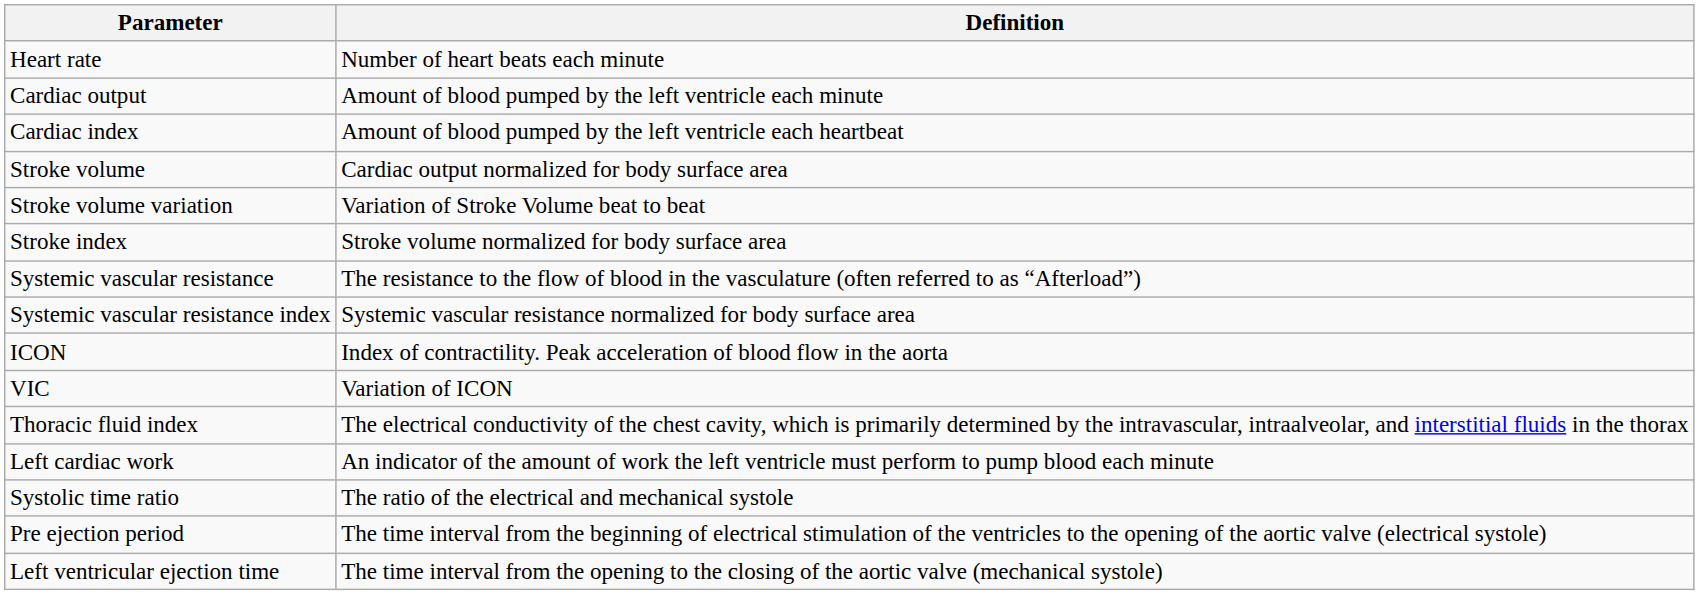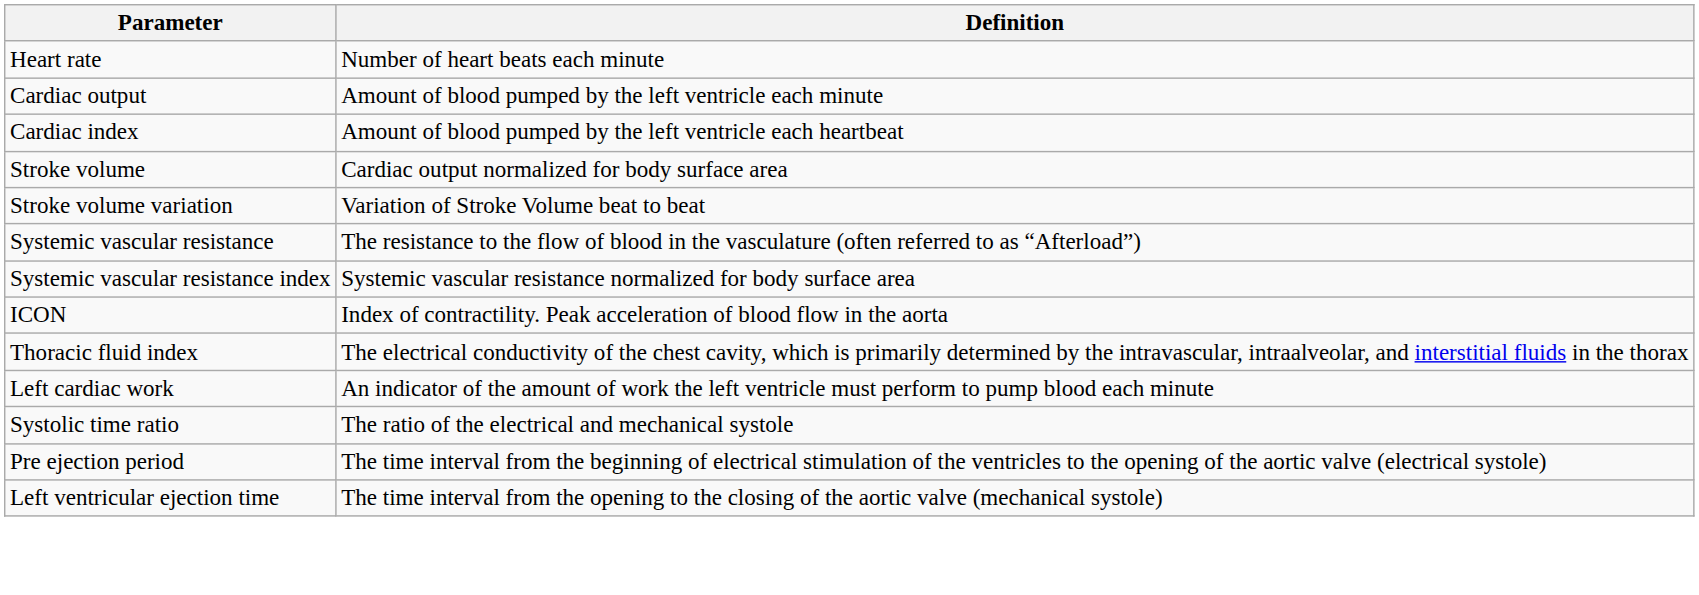- row: (69, 242)
- row: (30, 388)
